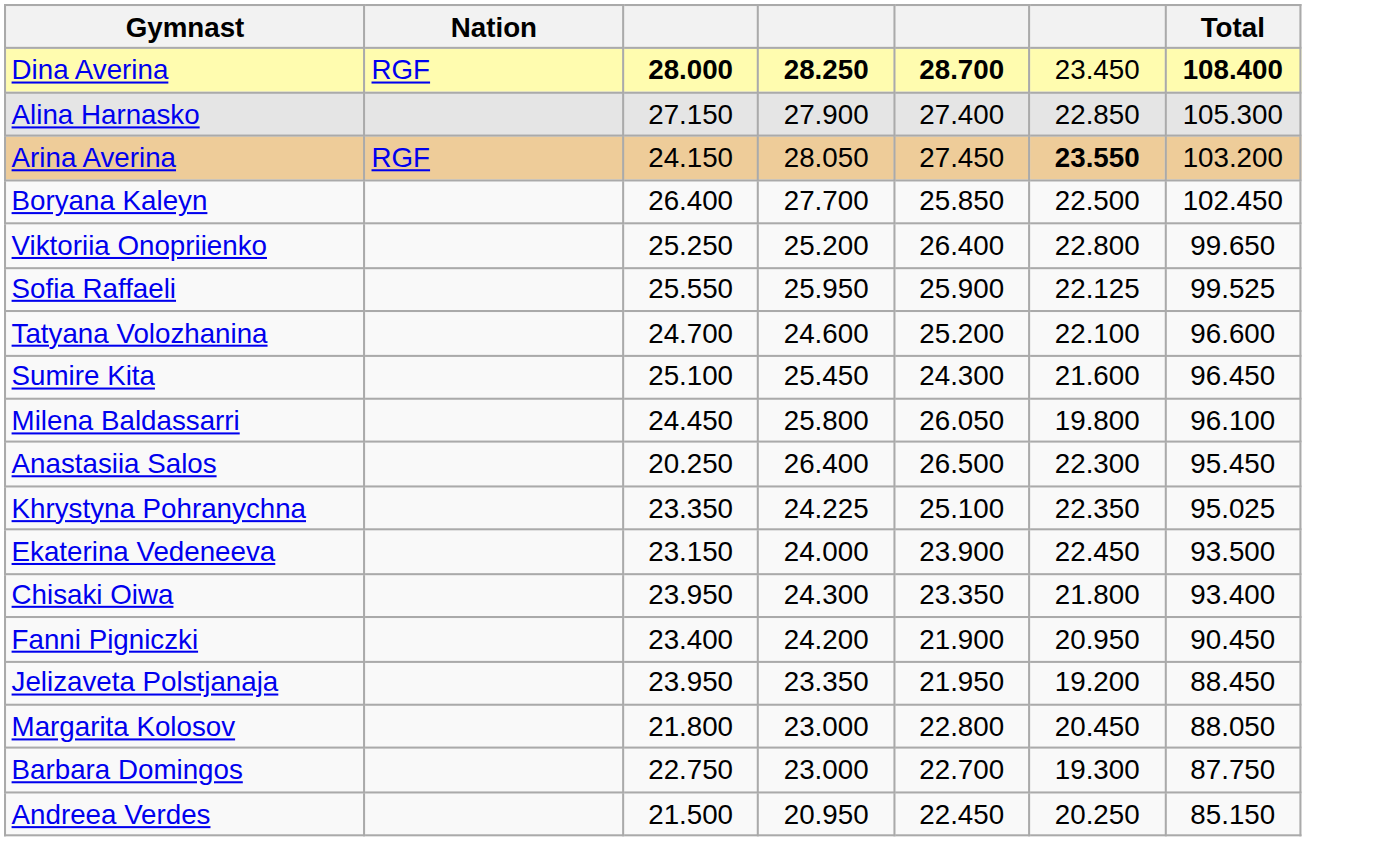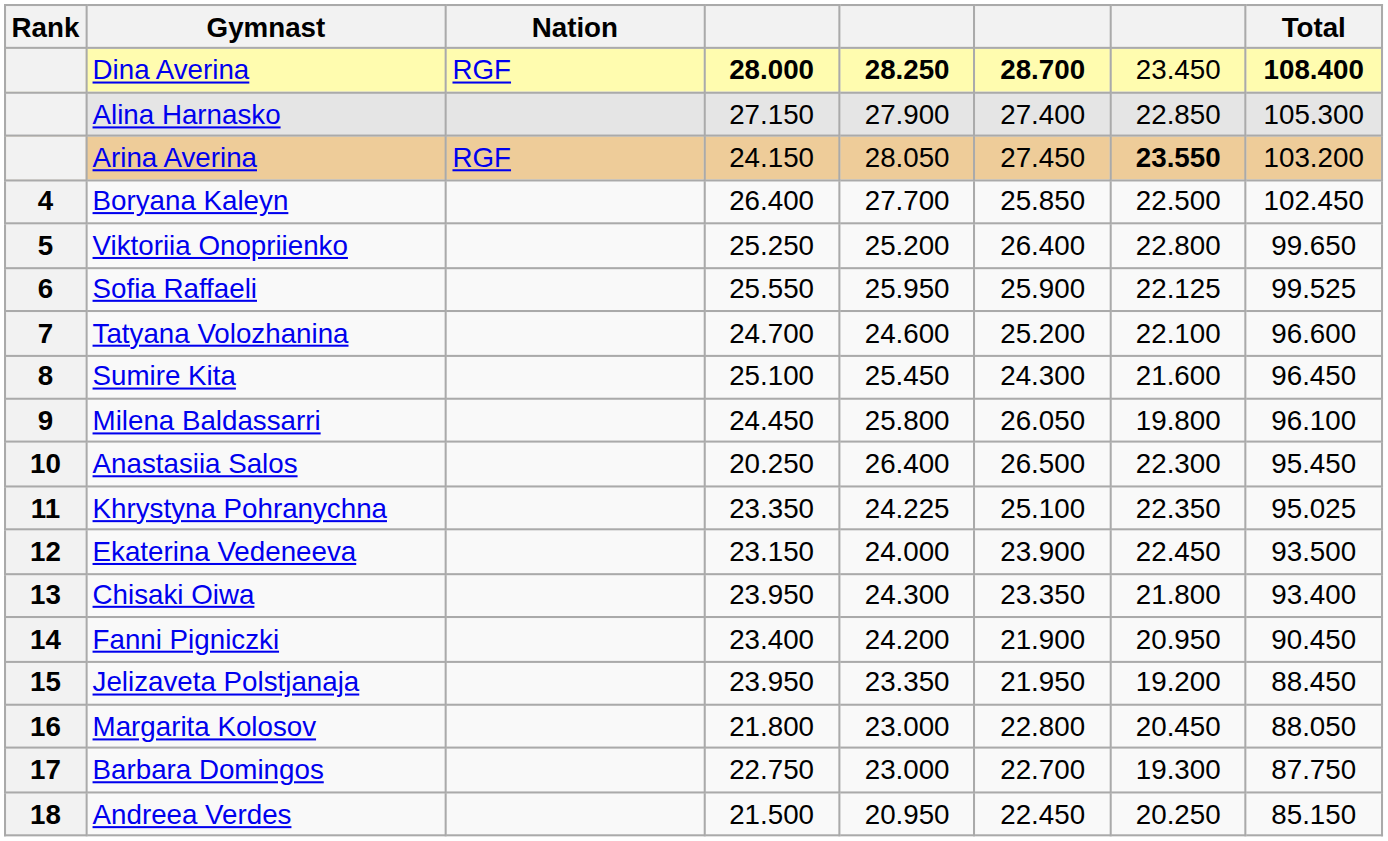+ column: (46, 26)
